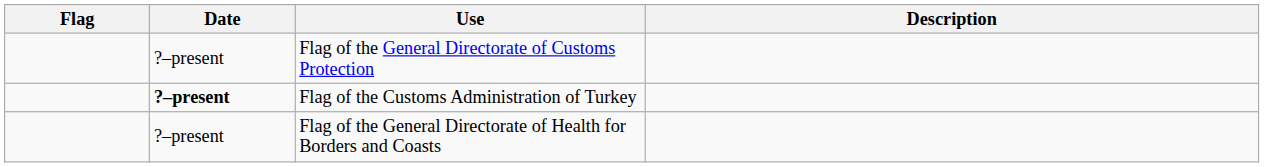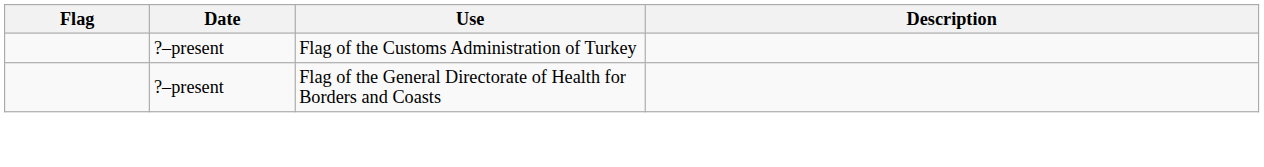- row: (457, 58)
(192, 97) bold -> (189, 47) normal
